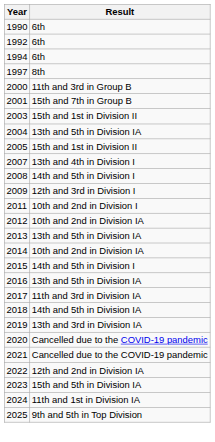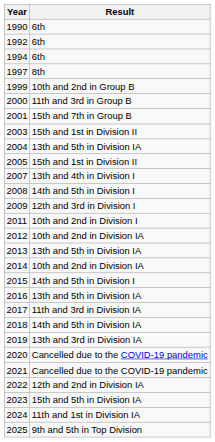+ row: (17, 87)
